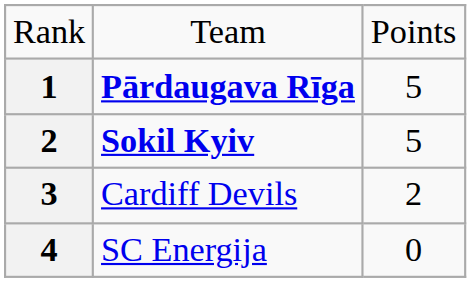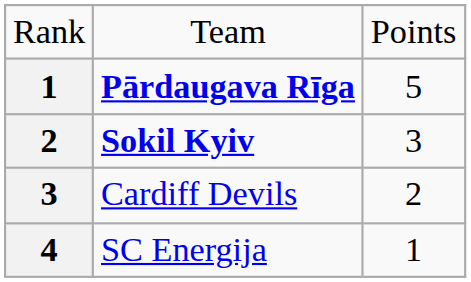(414, 140) 5 -> (414, 140) 3
(414, 248) 0 -> (414, 248) 1
